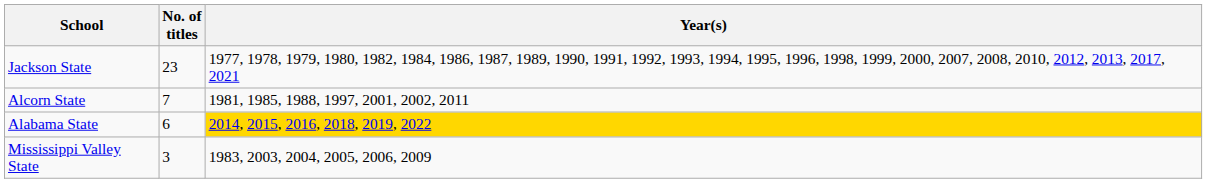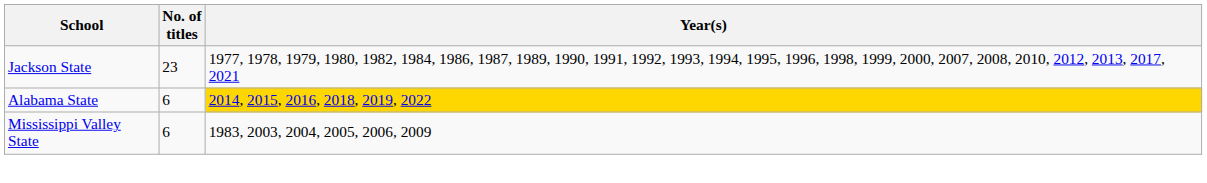- row: (47, 99)
(166, 157) 3 -> (166, 132) 6
